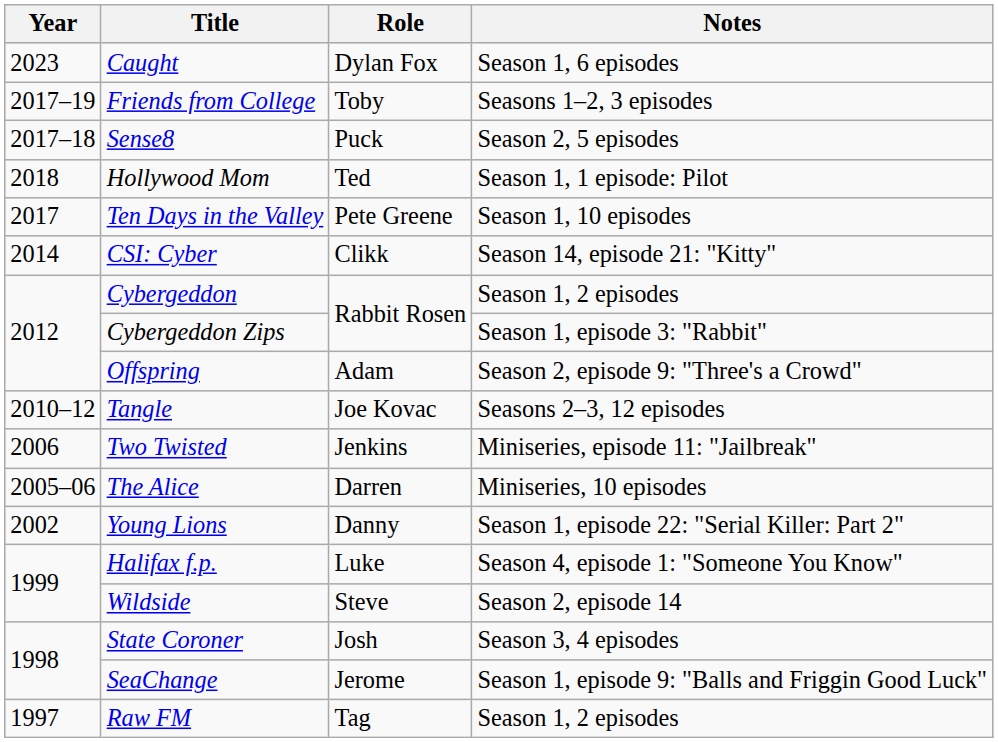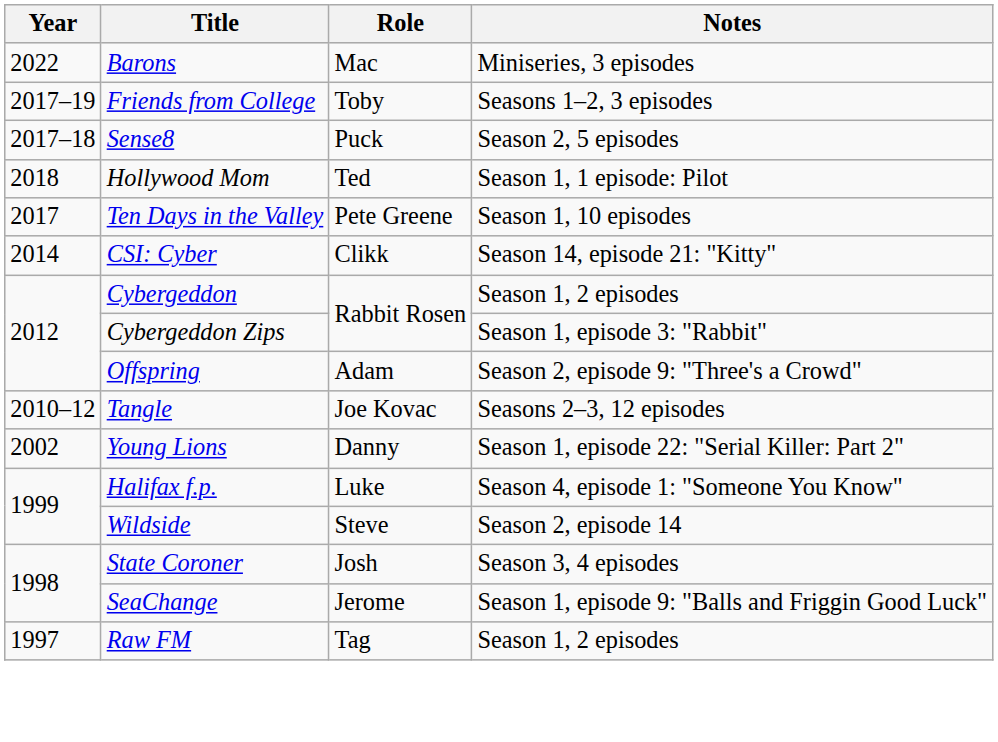- row: (143, 62)
+ row: (141, 62)
- row: (167, 448)
- row: (153, 486)
